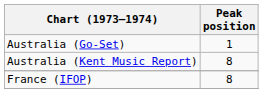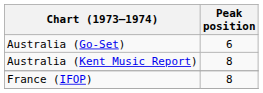(229, 44) 1 -> (229, 44) 6
